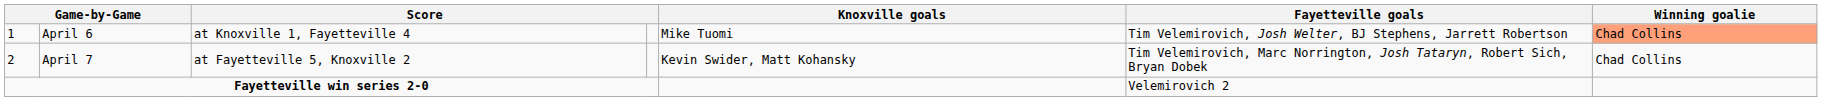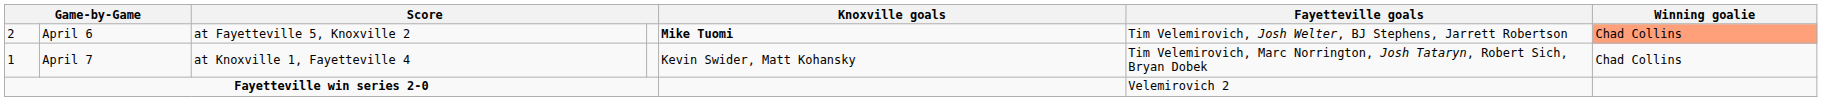(11, 34) 1 -> (11, 34) 2
(302, 34) at Knoxville 1, Fayetteville 4 -> (302, 34) at Fayetteville 5, Knoxville 2
(697, 34) normal -> (697, 34) bold
(11, 60) 2 -> (11, 60) 1
(302, 60) at Fayetteville 5, Knoxville 2 -> (302, 60) at Knoxville 1, Fayetteville 4
